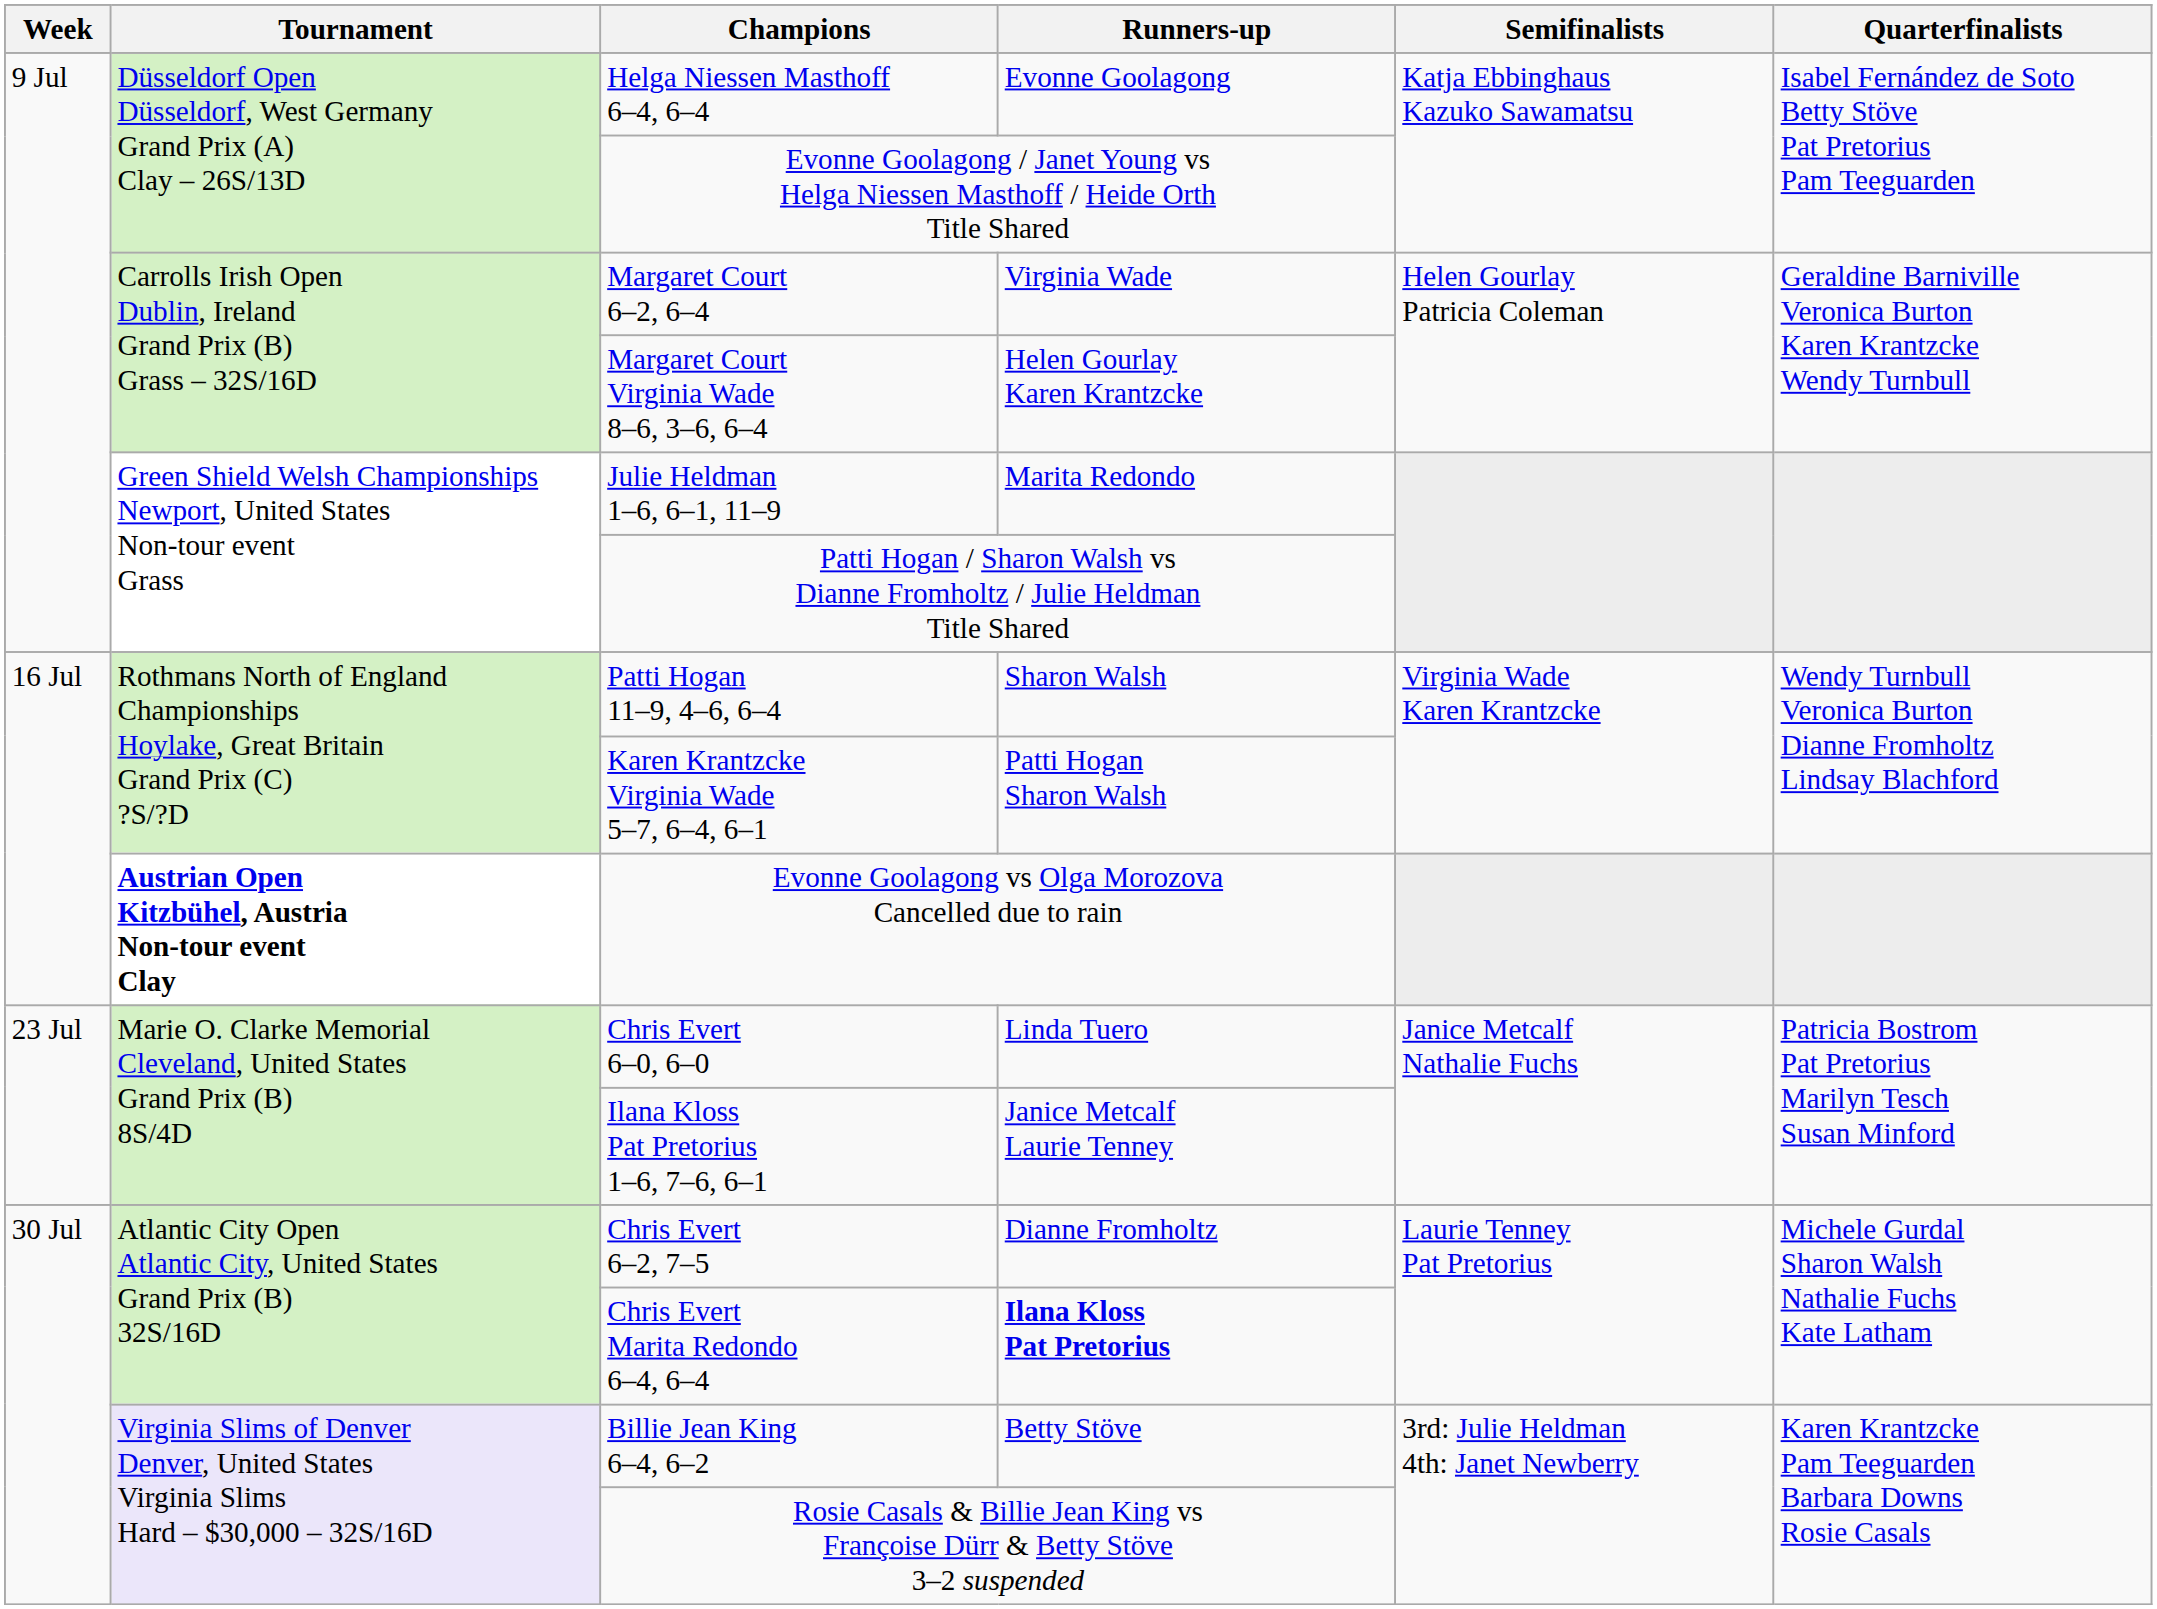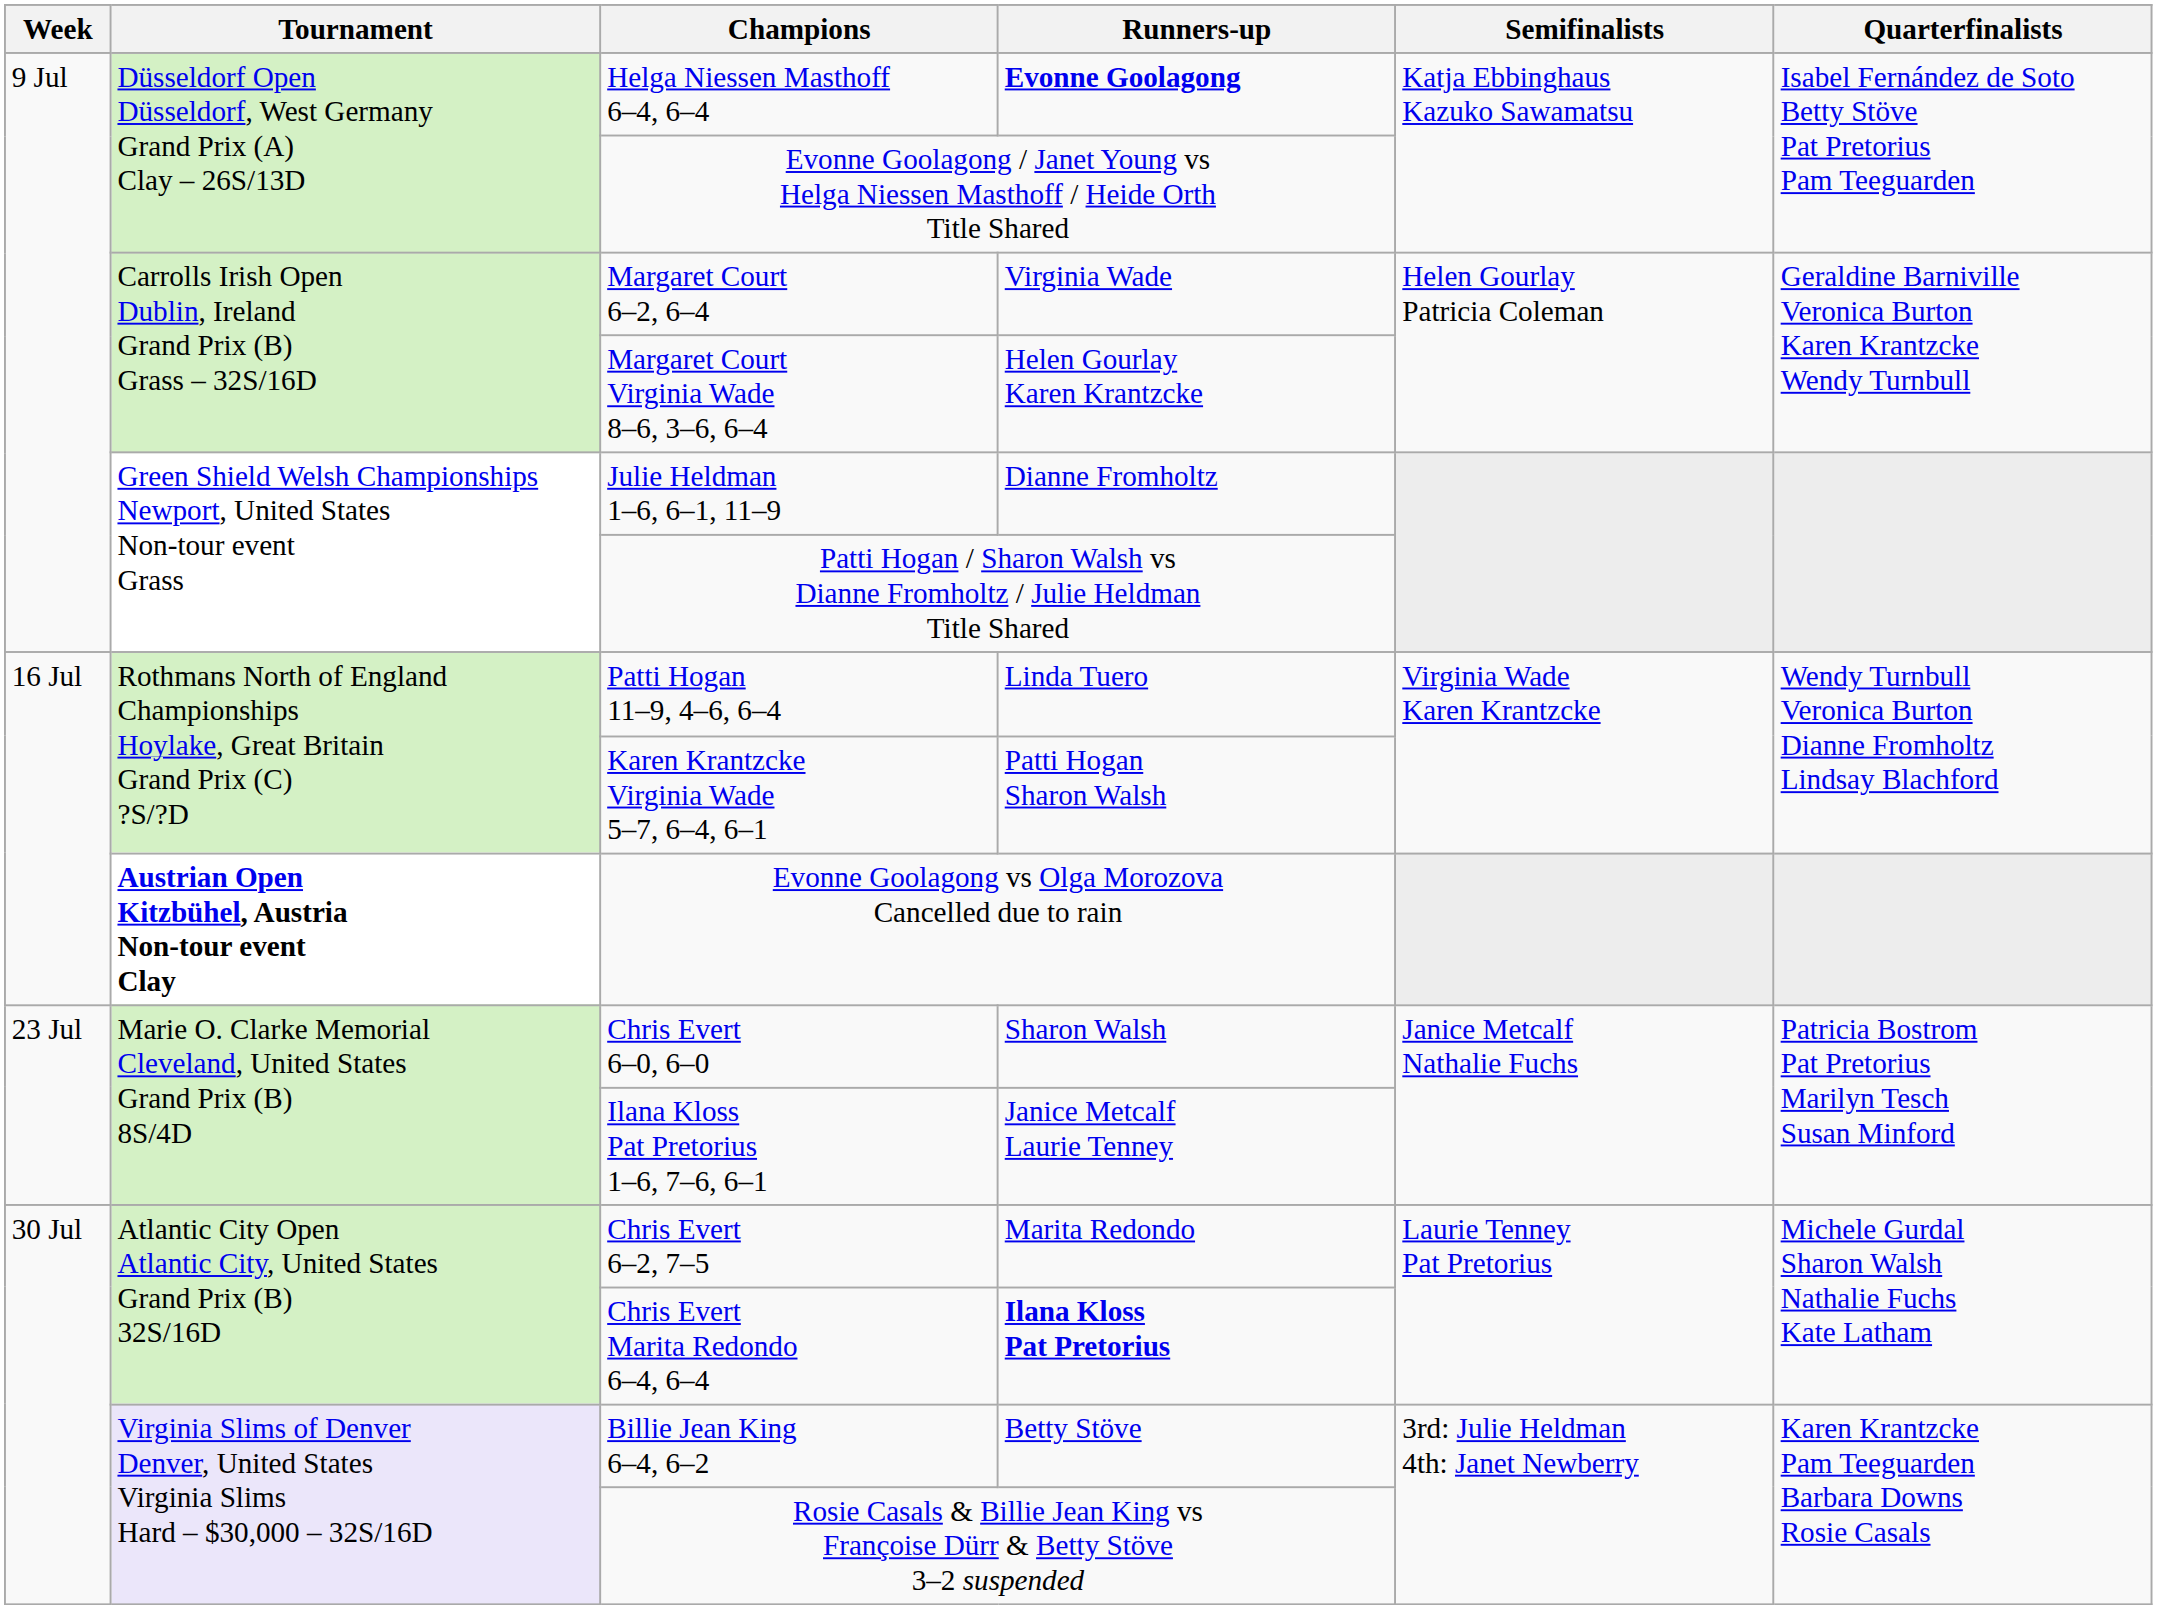(1118, 76) normal -> (1123, 76) bold
(1100, 476) Marita Redondo -> (1111, 476) Dianne Fromholtz
(1086, 676) Sharon Walsh -> (1076, 676) Linda Tuero
(1076, 1028) Linda Tuero -> (1086, 1028) Sharon Walsh
(1111, 1228) Dianne Fromholtz -> (1100, 1228) Marita Redondo
